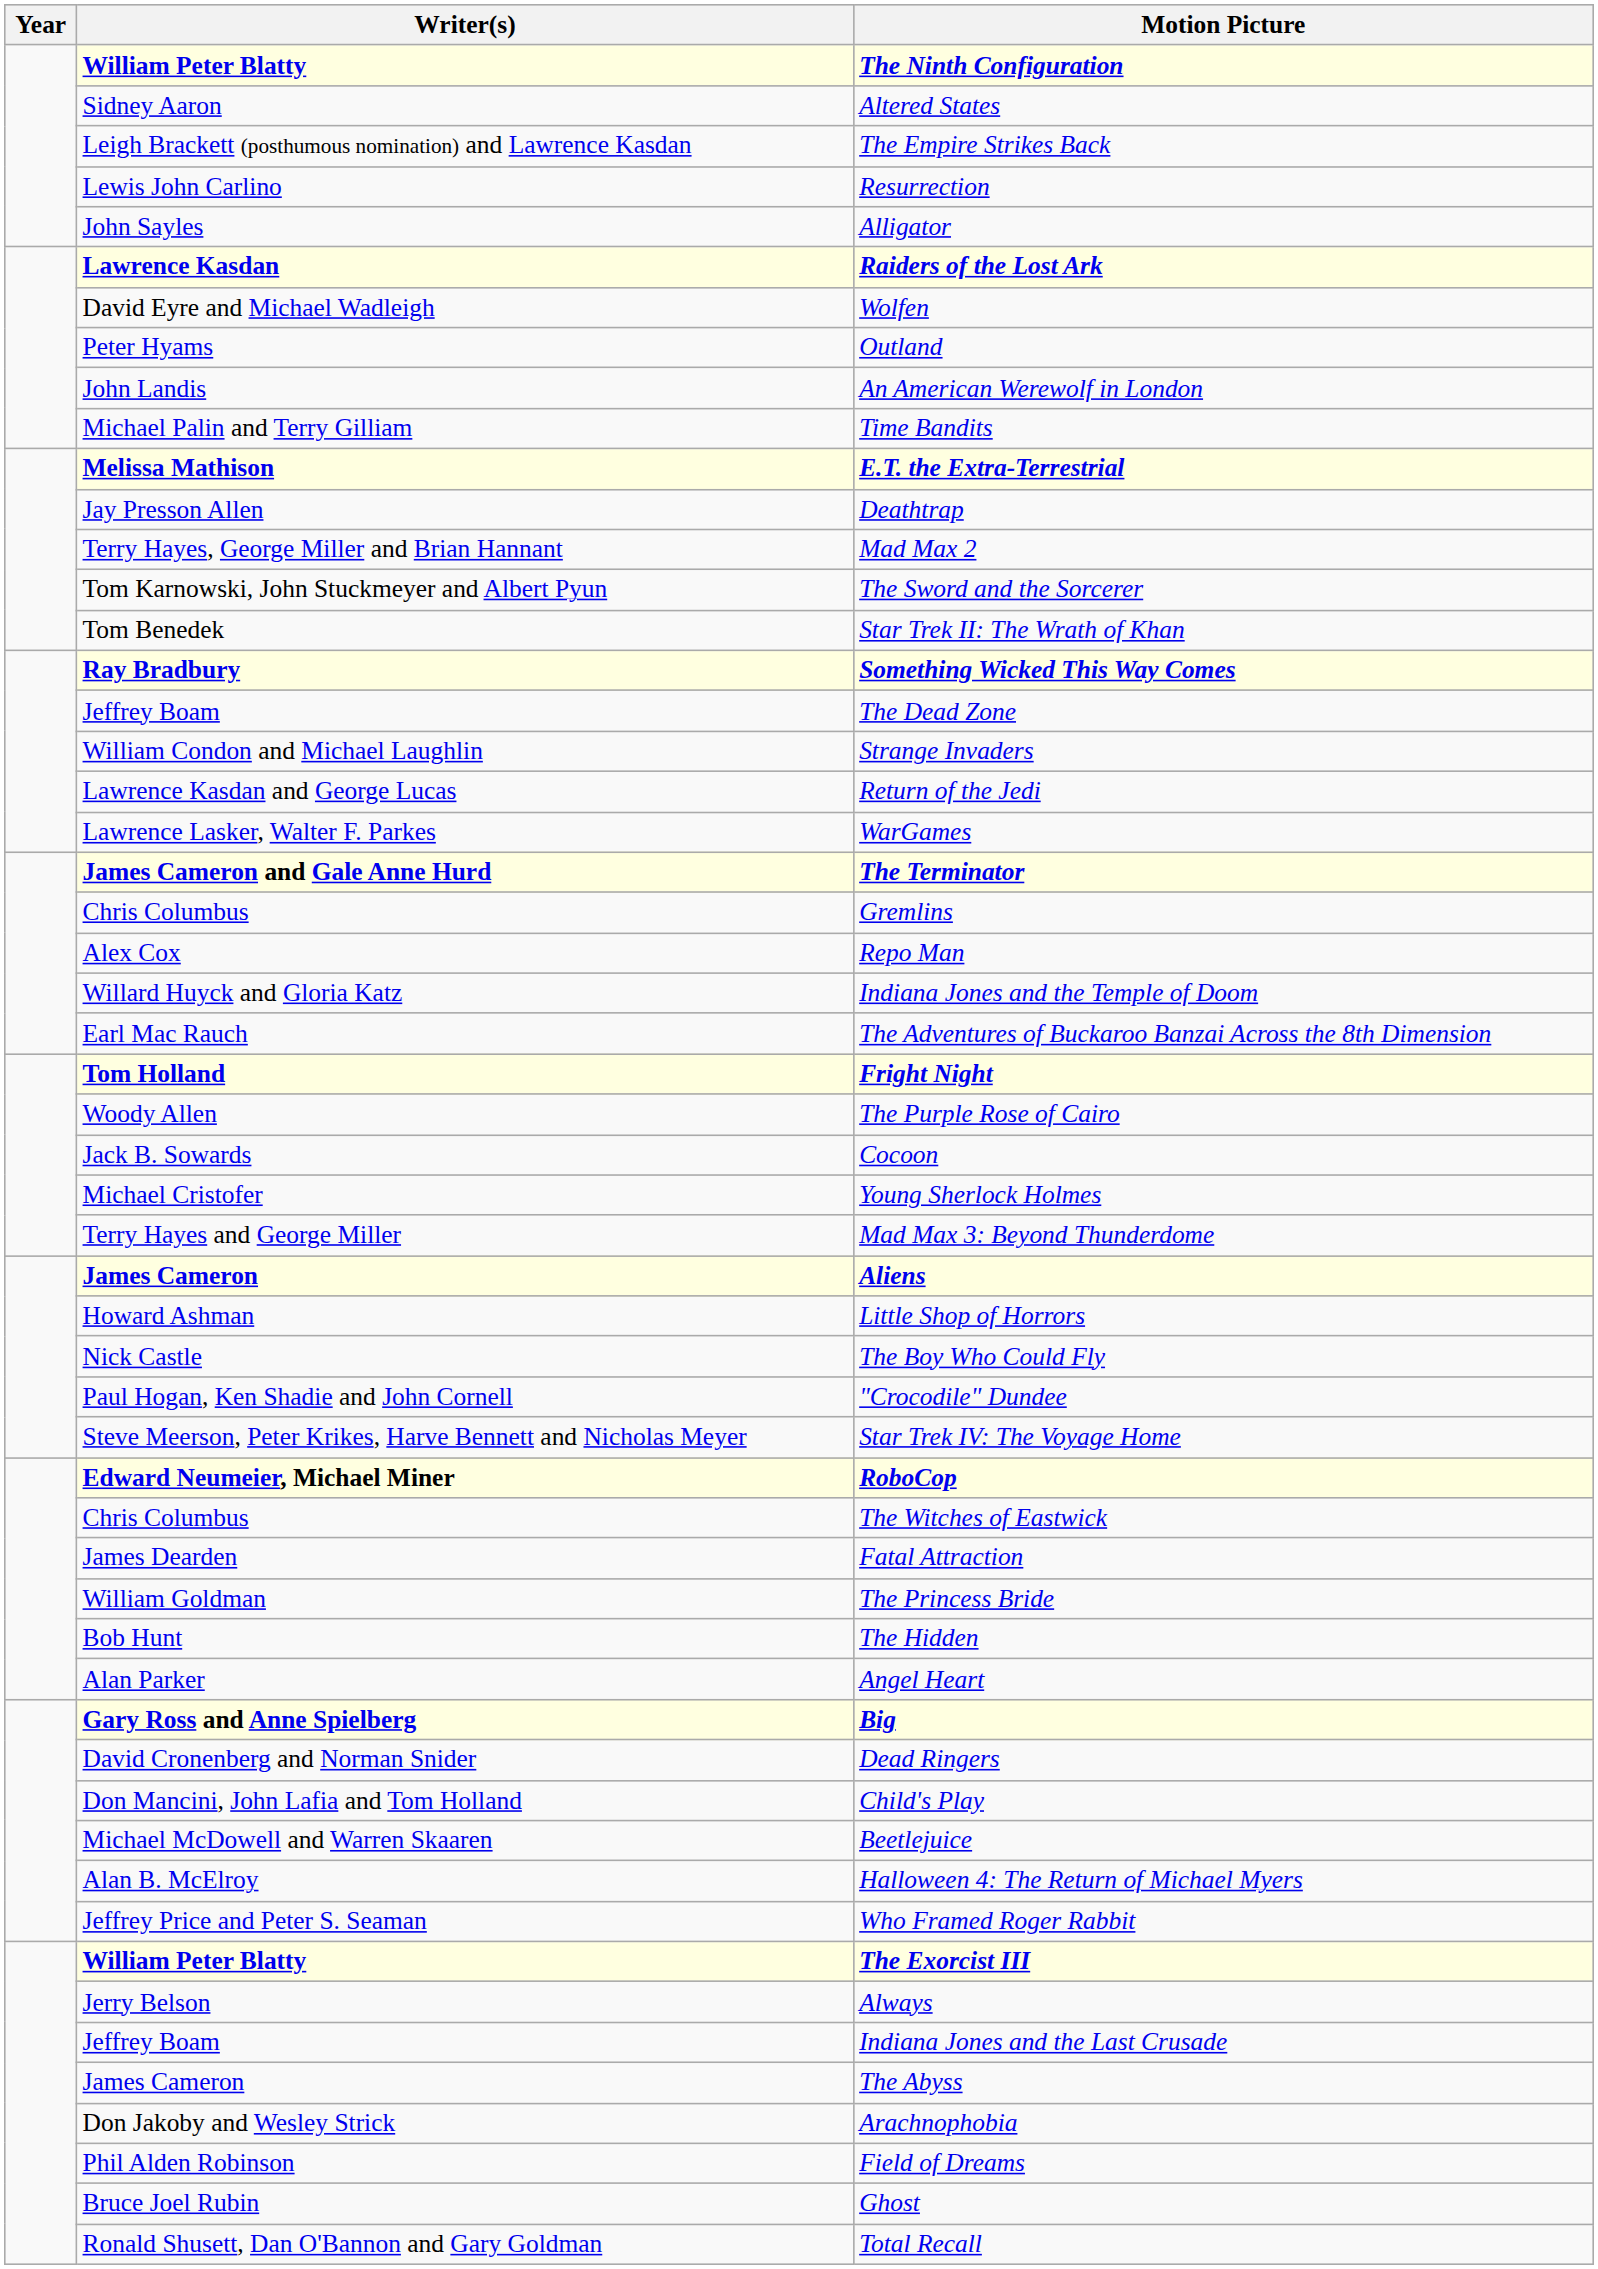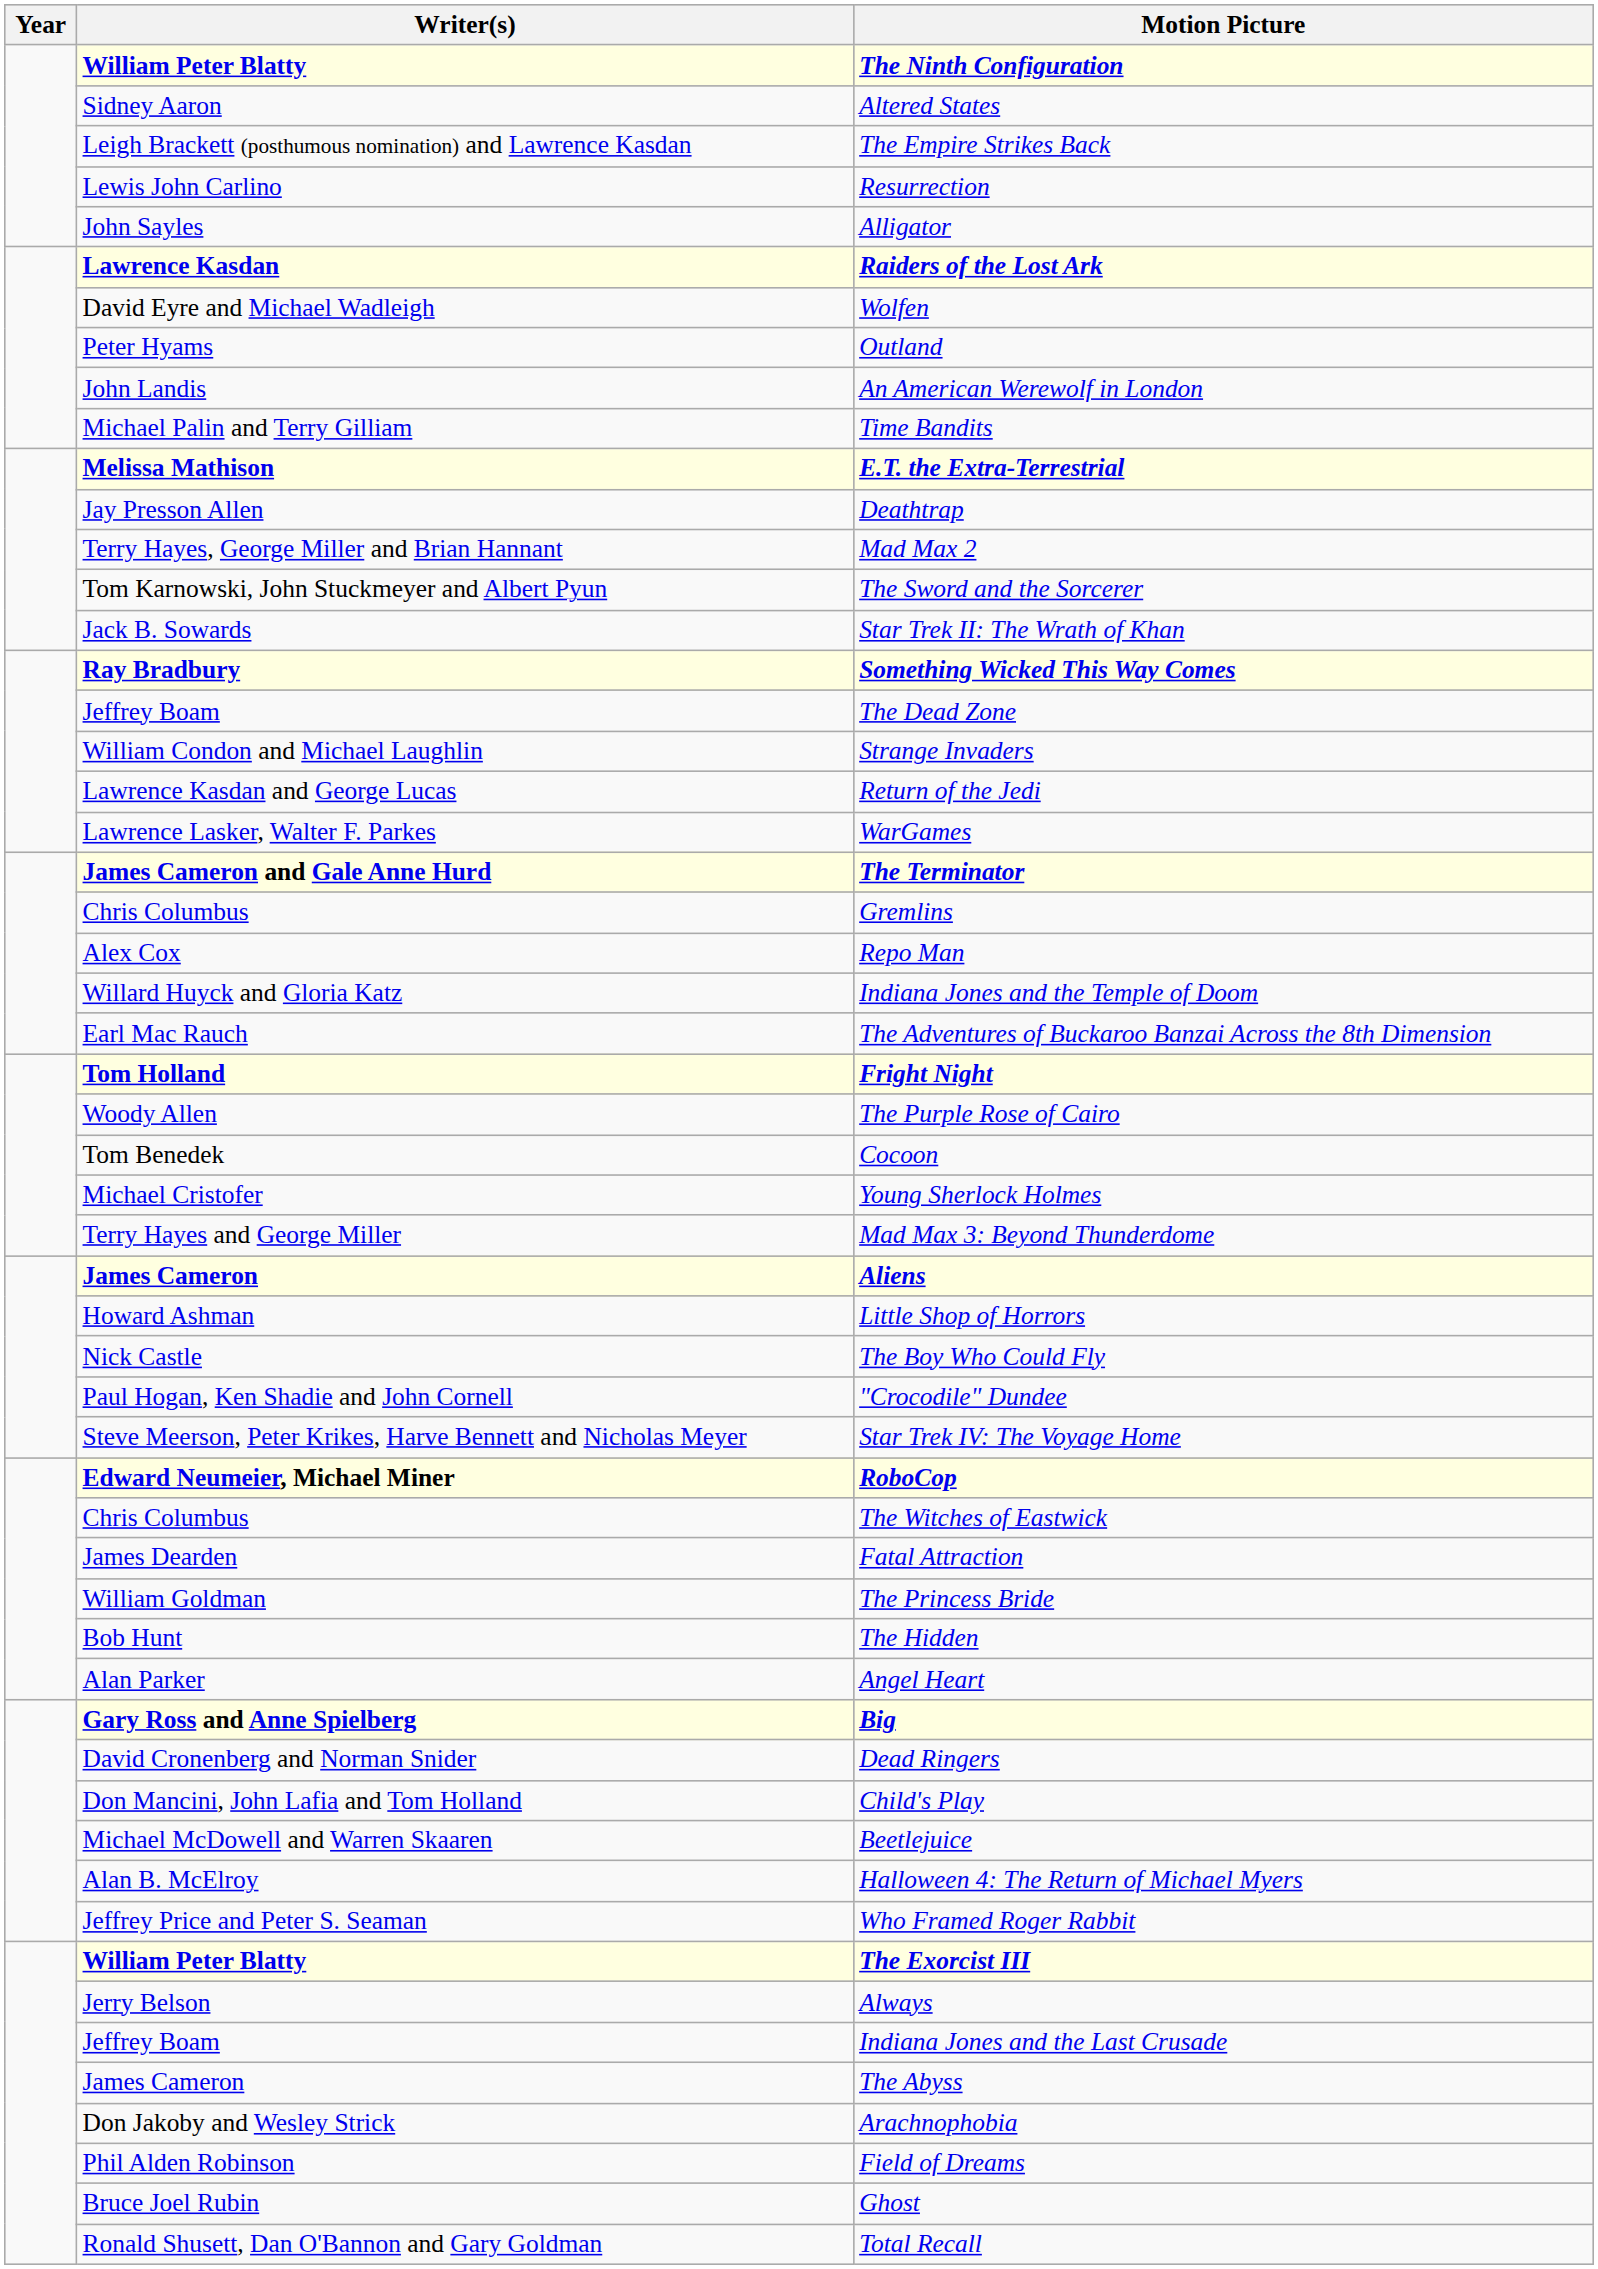(153, 629) Tom Benedek -> (167, 629) Jack B. Sowards
(167, 1154) Jack B. Sowards -> (153, 1154) Tom Benedek
